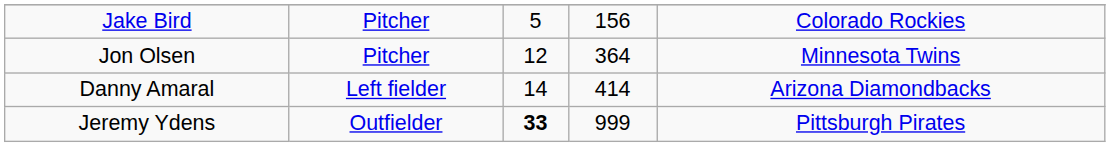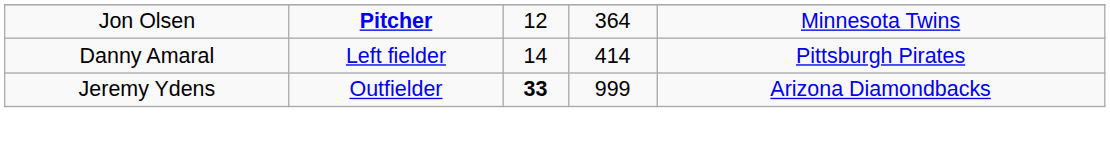- row: (147, 21)
(396, 55) normal -> (396, 21) bold
(881, 89) Arizona Diamondbacks -> (881, 55) Pittsburgh Pirates
(881, 123) Pittsburgh Pirates -> (881, 89) Arizona Diamondbacks
